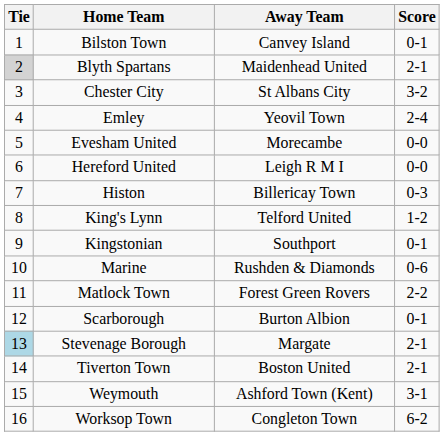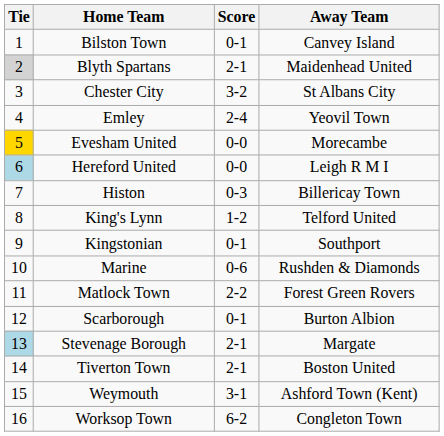columns swapped: (417, 17) <-> (304, 17)
(19, 142) no background -> (19, 142) gold background
(19, 167) no background -> (19, 167) lightblue background
